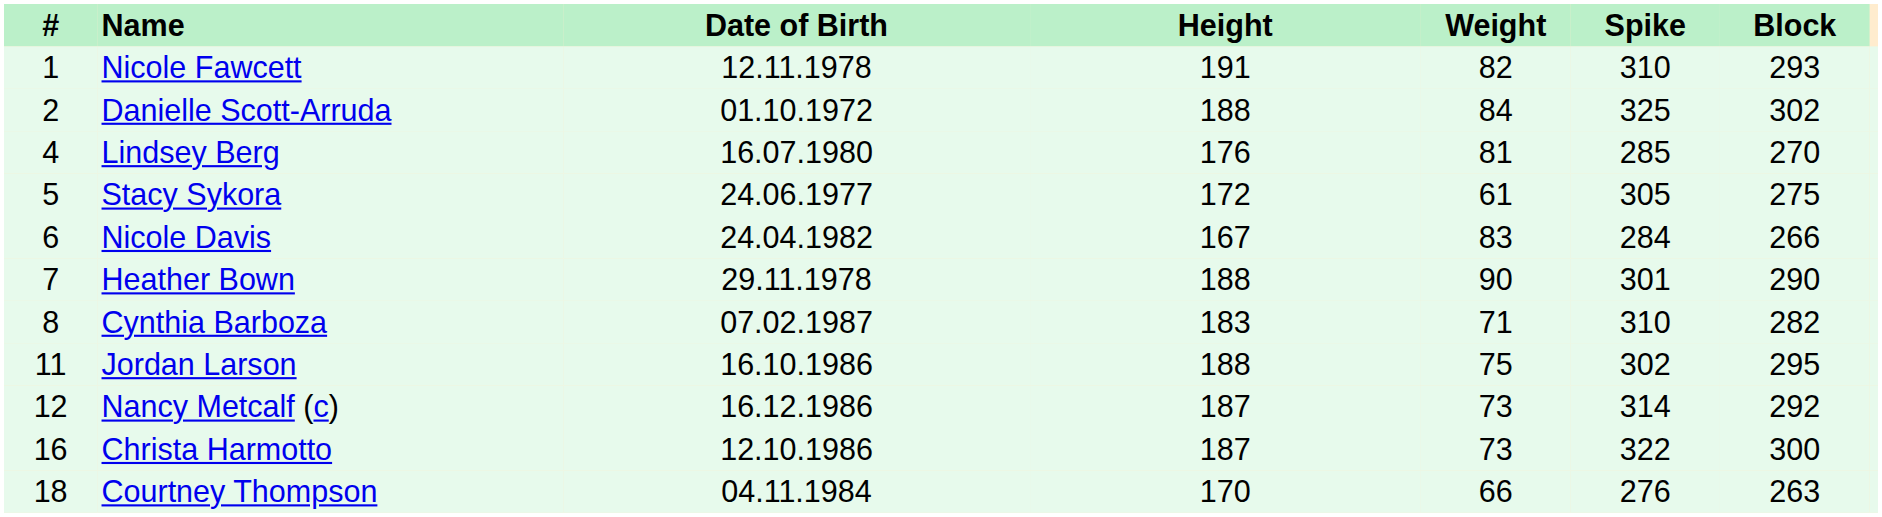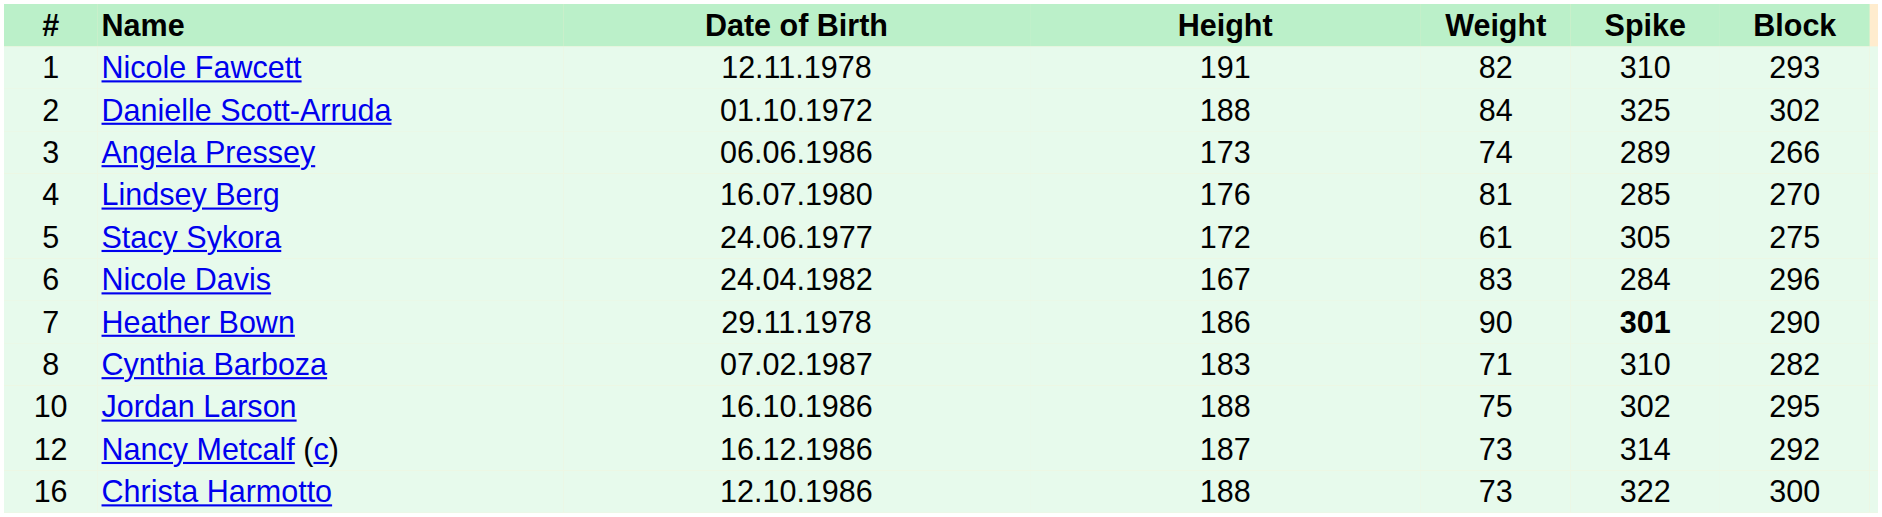+ row: (208, 152)
(1795, 237) 266 -> (1795, 280) 296
(1225, 280) 188 -> (1225, 322) 186
(1645, 280) normal -> (1645, 322) bold
(51, 364) 11 -> (51, 407) 10
(1225, 449) 187 -> (1225, 492) 188
- row: (239, 492)
